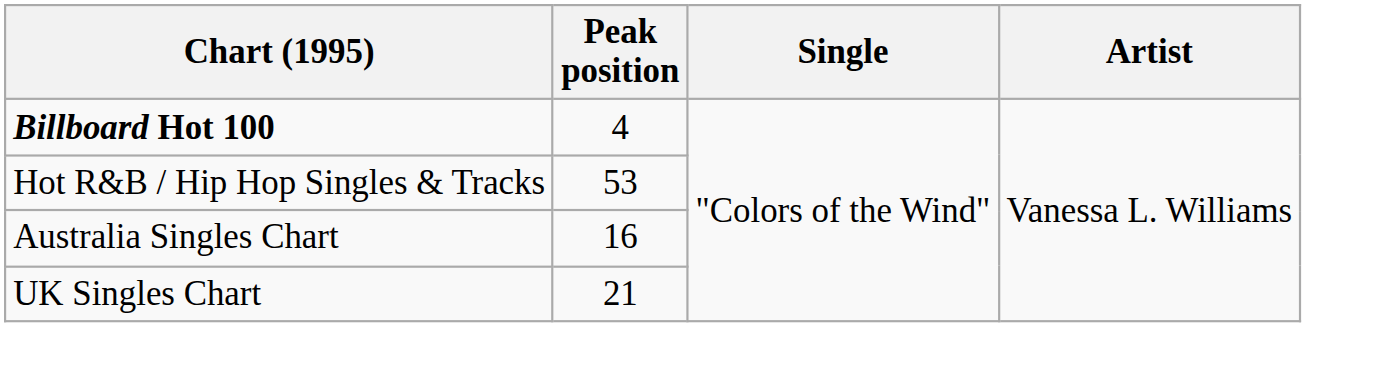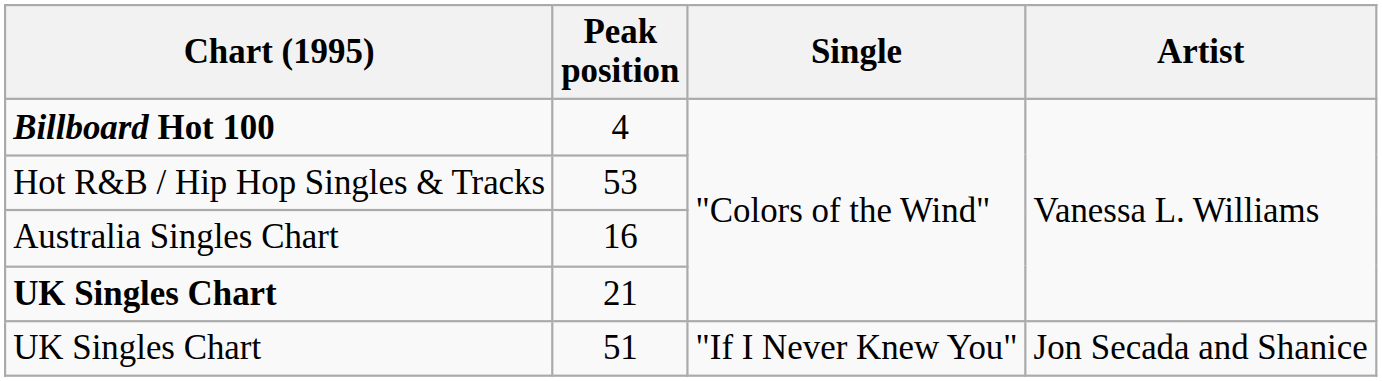(137, 292) normal -> (145, 292) bold
+ row: (620, 347)
